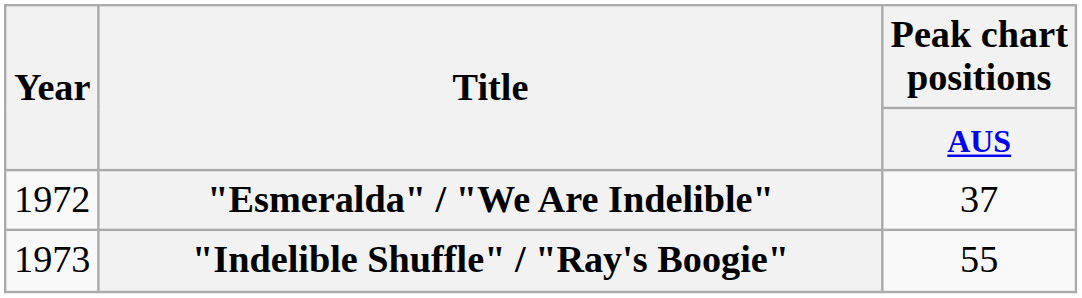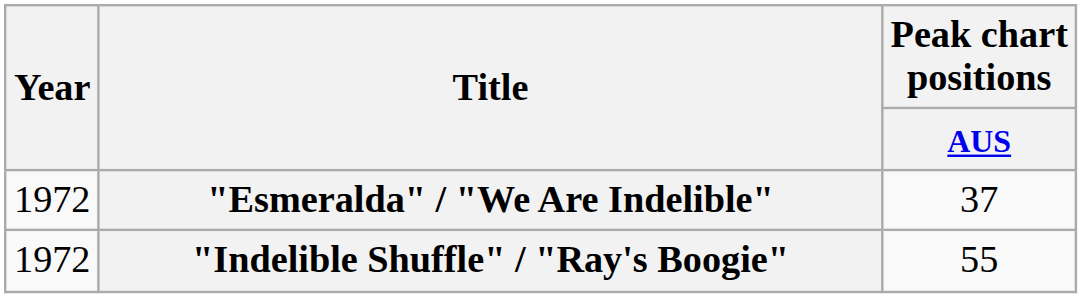(52, 259) 1973 -> (52, 259) 1972
